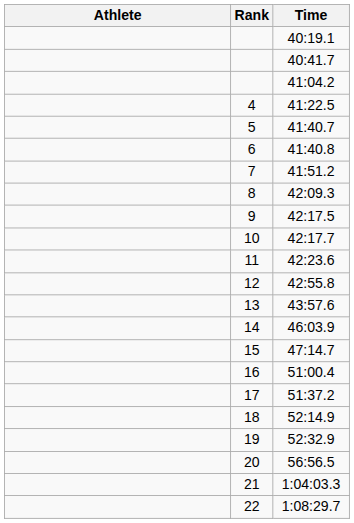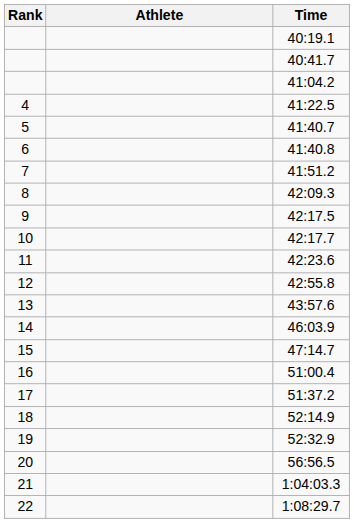columns swapped: (252, 15) <-> (118, 15)
